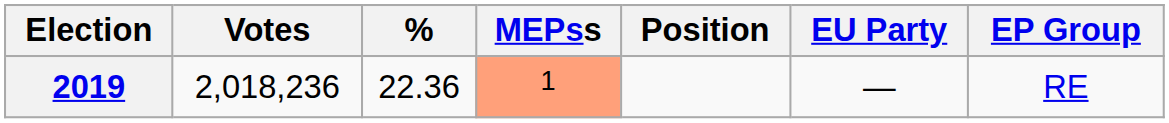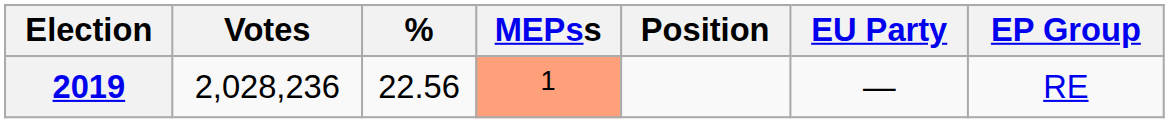(267, 86) 2,018,236 -> (267, 86) 2,028,236
(419, 86) 22.36 -> (419, 86) 22.56
